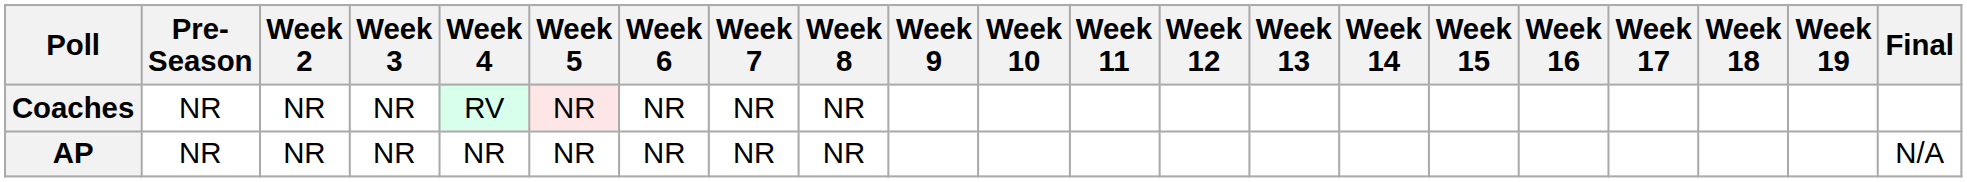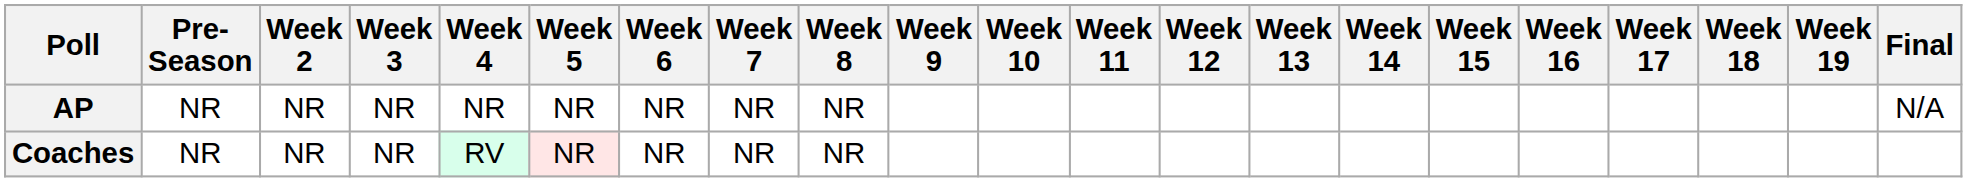rows swapped: (73, 154) <-> (73, 108)
